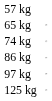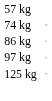- row: (18, 25)
